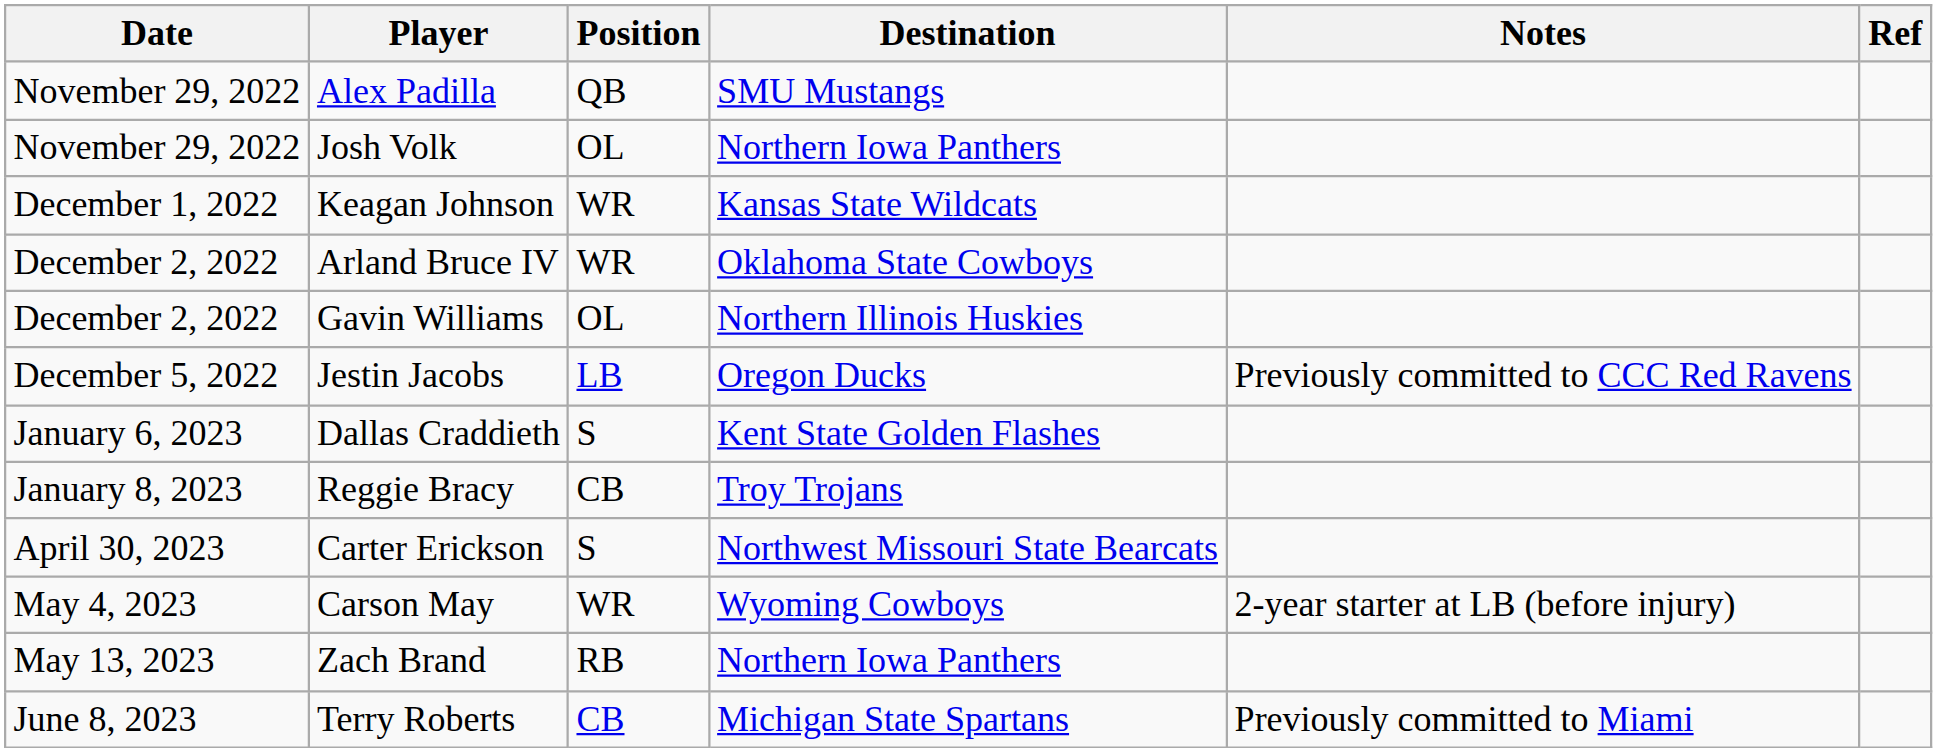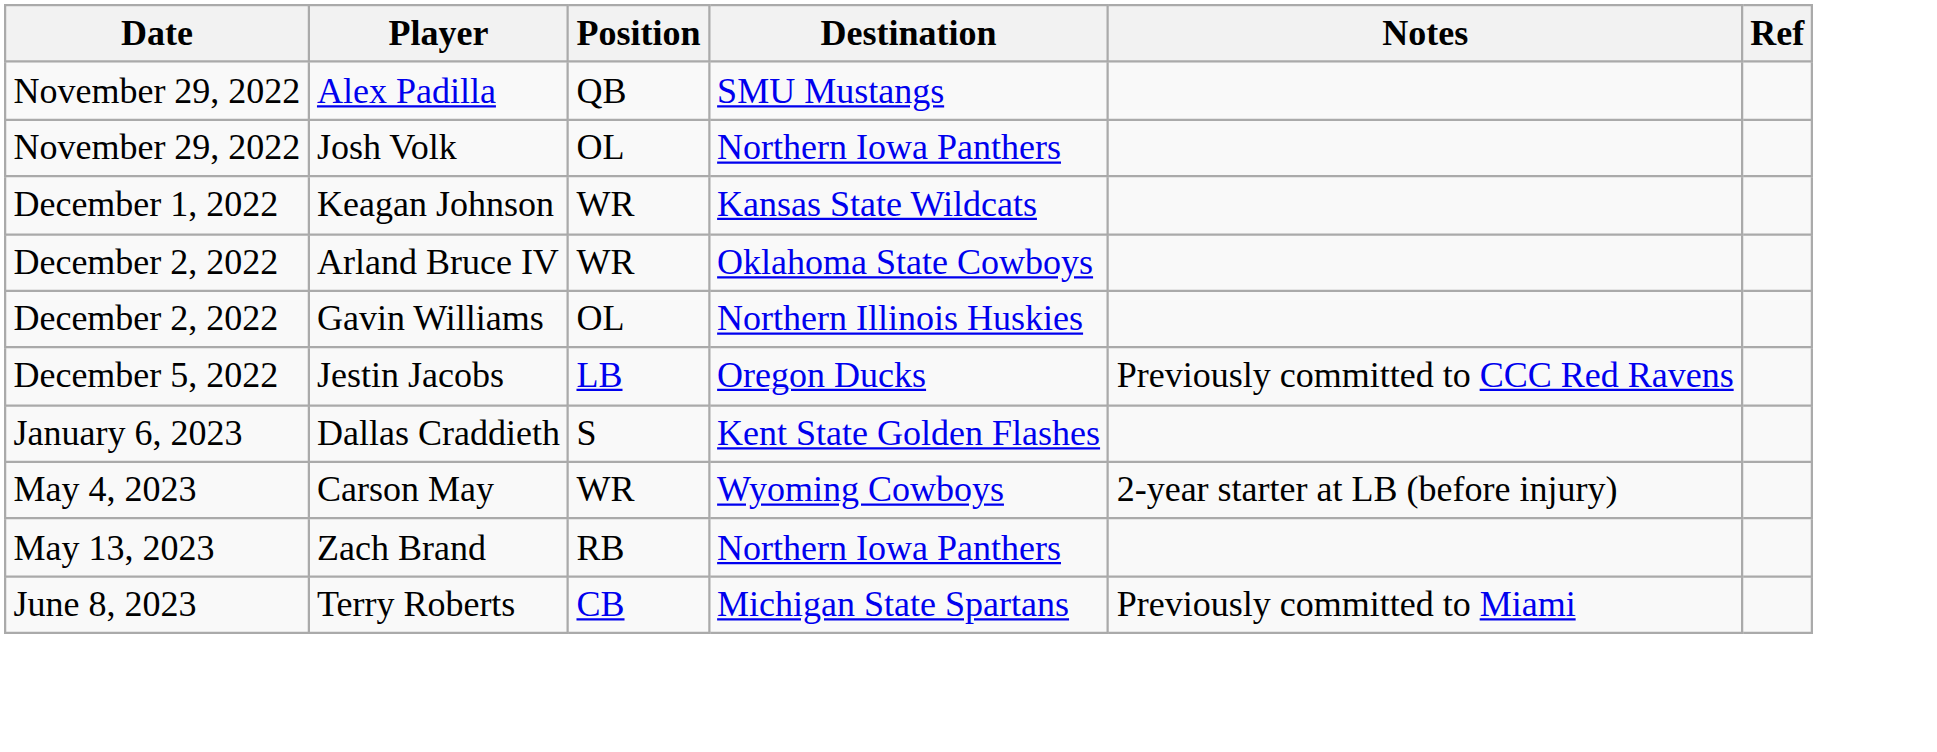- row: (415, 489)
- row: (430, 546)
